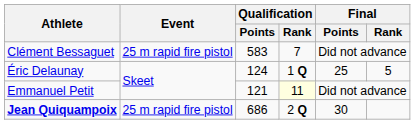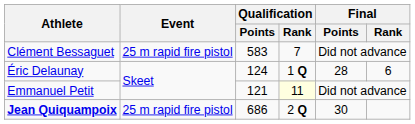(341, 71) 25 -> (341, 71) 28
(388, 71) 5 -> (388, 71) 6
